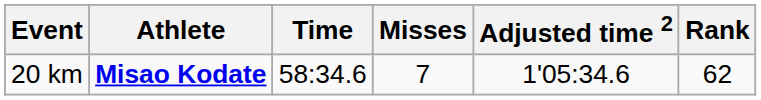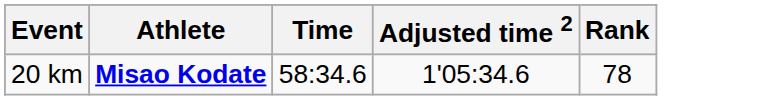- column: (423, 30)
(717, 75) 62 -> (617, 75) 78
